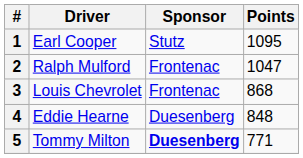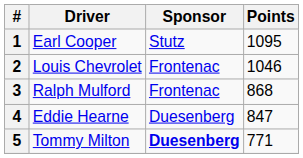(82, 66) Ralph Mulford -> (87, 66) Louis Chevrolet
(264, 66) 1047 -> (264, 66) 1046
(87, 91) Louis Chevrolet -> (82, 91) Ralph Mulford
(260, 116) 848 -> (260, 116) 847
